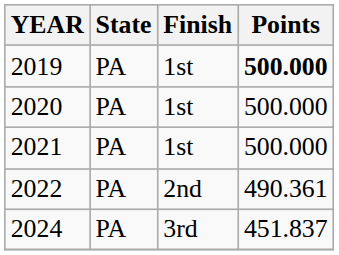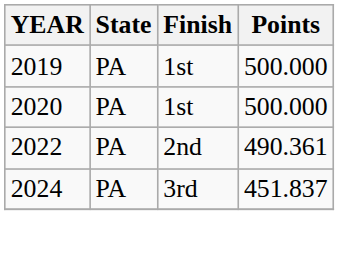(286, 65) bold -> (286, 65) normal
- row: (37, 147)
